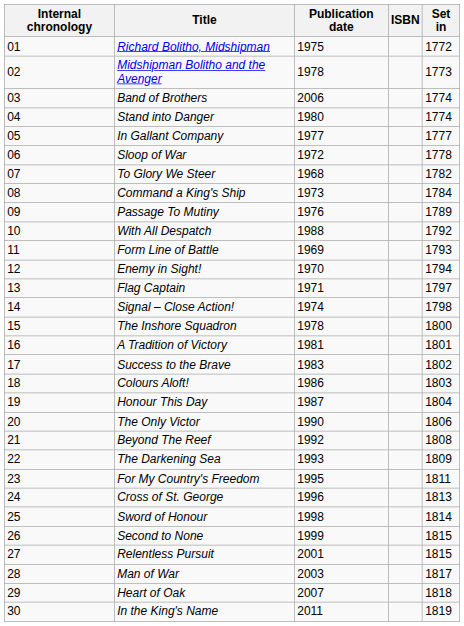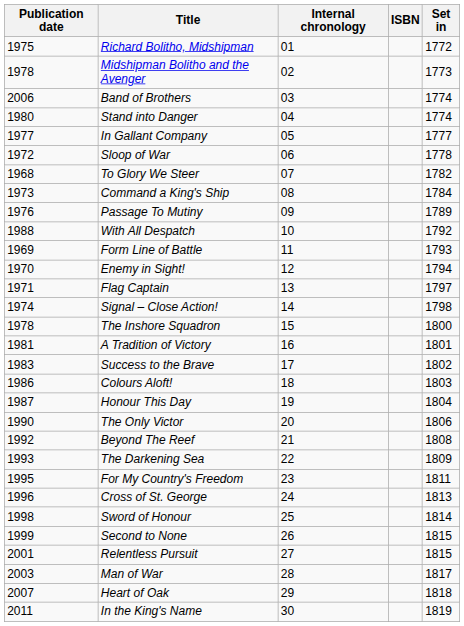columns swapped: (59, 20) <-> (341, 20)
